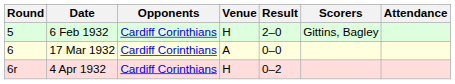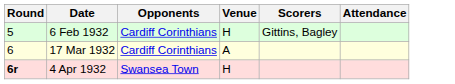- column: (280, 13)
(12, 69) normal -> (13, 69) bold
(169, 69) Cardiff Corinthians -> (160, 69) Swansea Town
